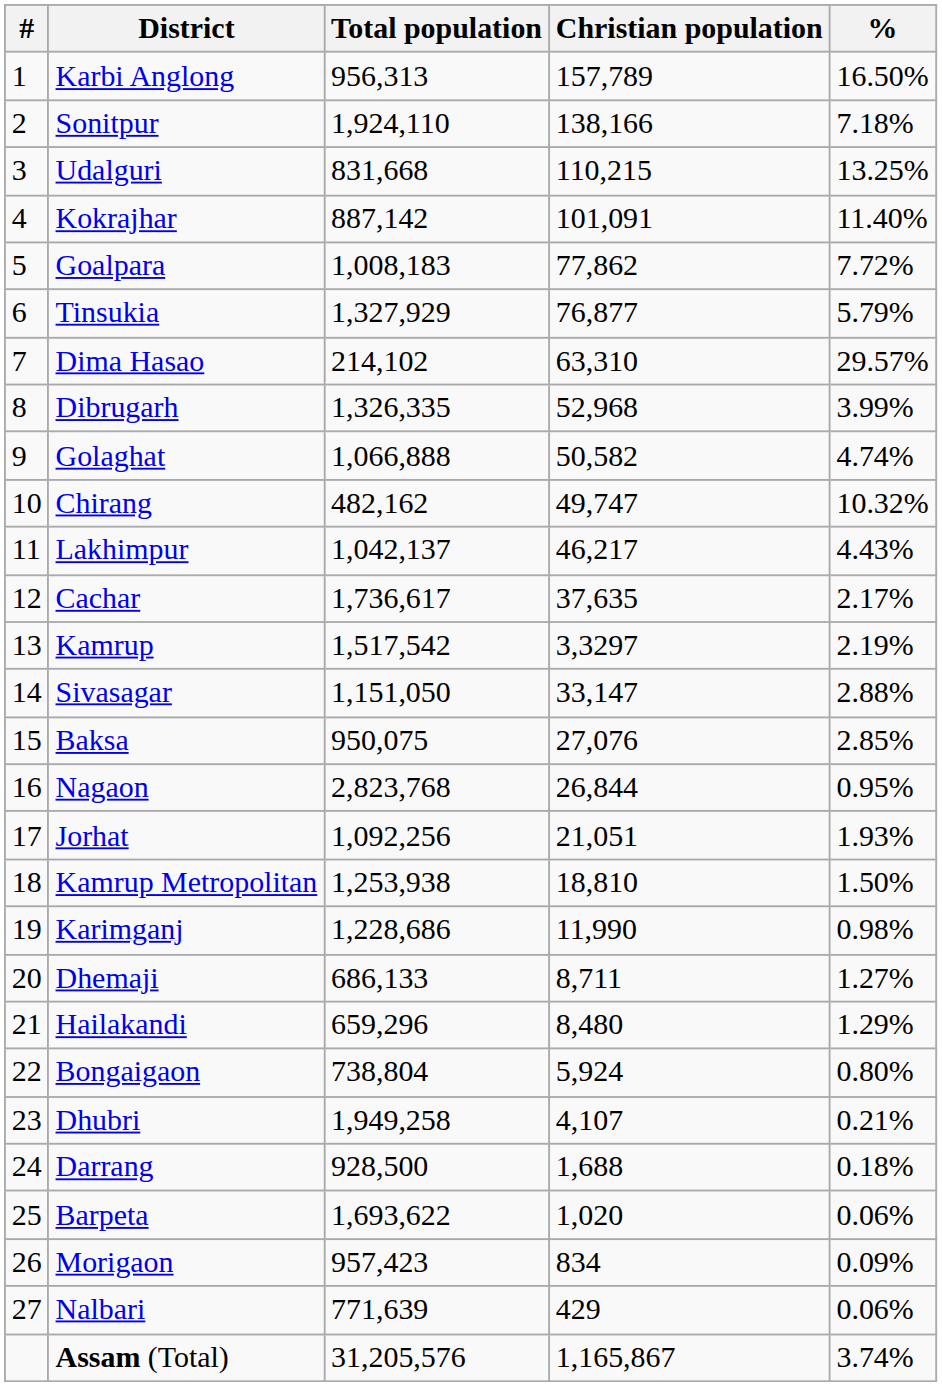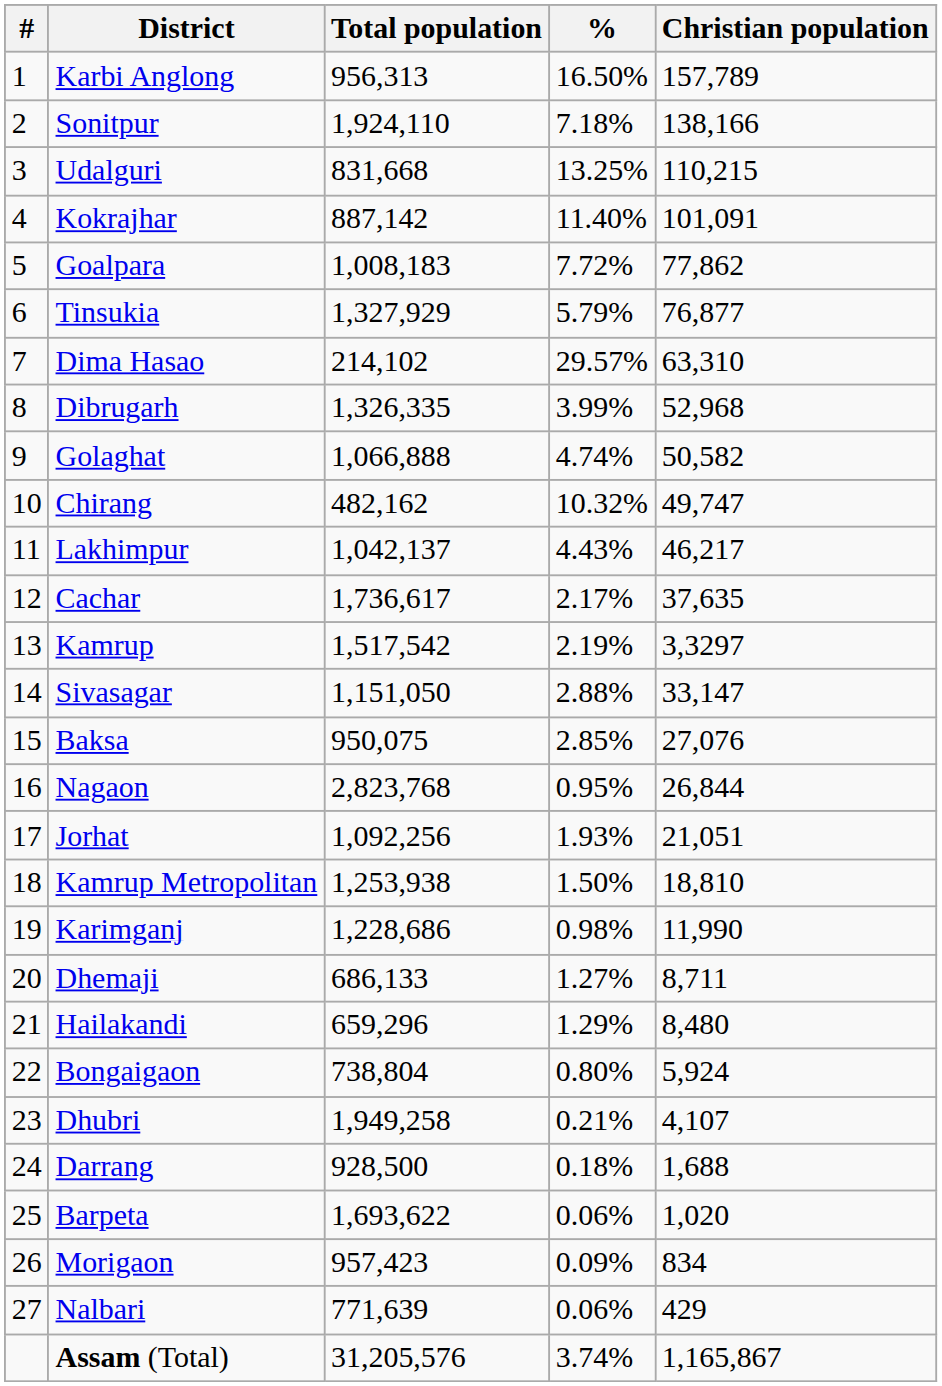columns swapped: (689, 28) <-> (883, 28)
